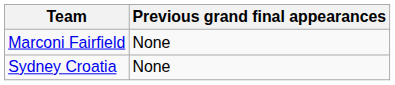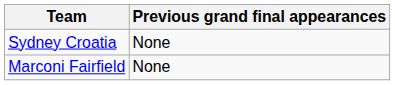rows swapped: (62, 67) <-> (67, 42)
